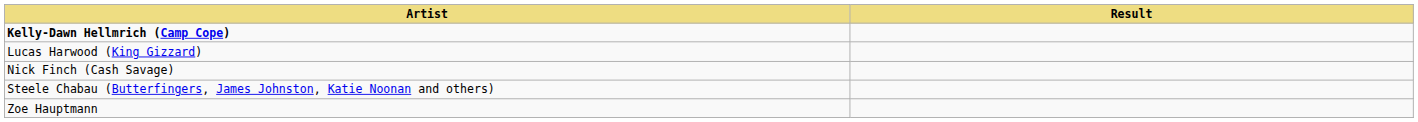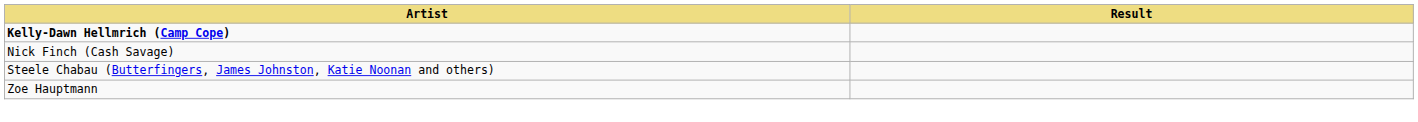- row: (105, 52)
